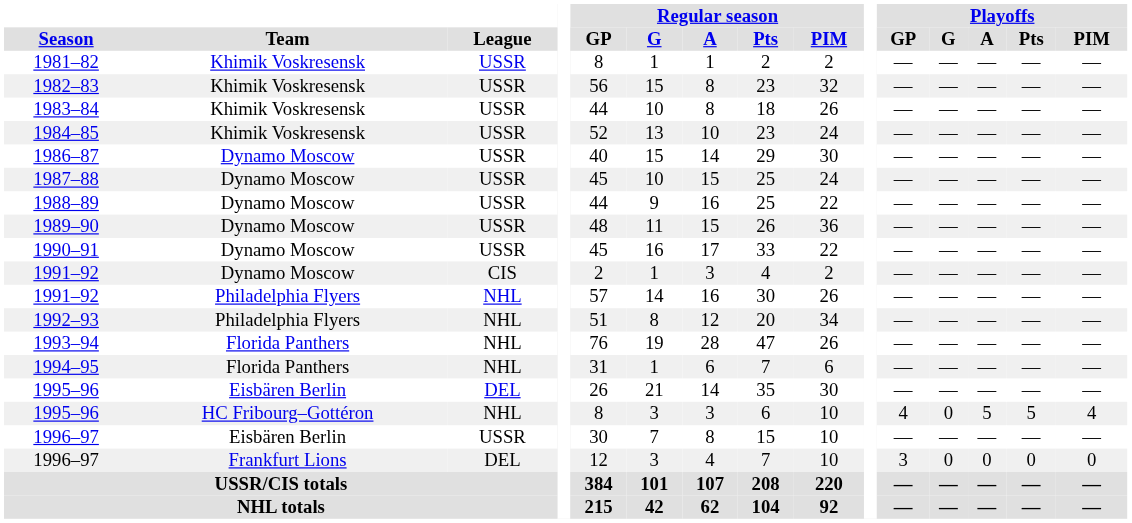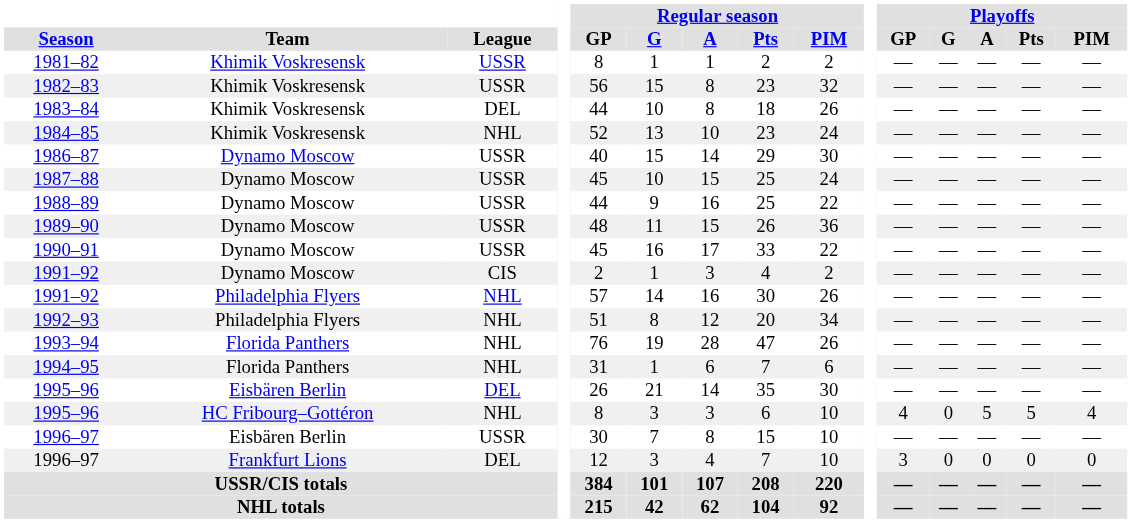(502, 109) USSR -> (502, 109) DEL
(502, 132) USSR -> (502, 132) NHL
